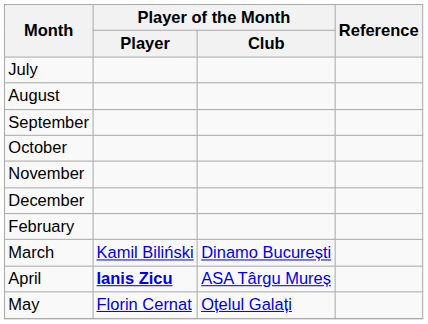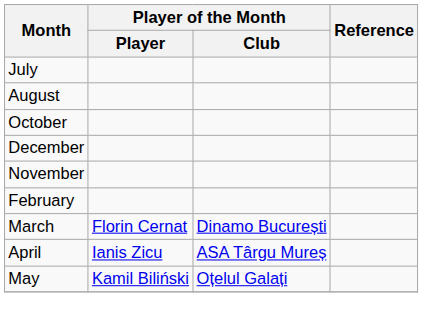- row: (49, 122)
rows swapped: (46, 174) <-> (46, 200)
(145, 252) Kamil Biliński -> (140, 226) Florin Cernat
(135, 278) bold -> (127, 252) normal
(144, 305) Florin Cernat -> (140, 278) Kamil Biliński
